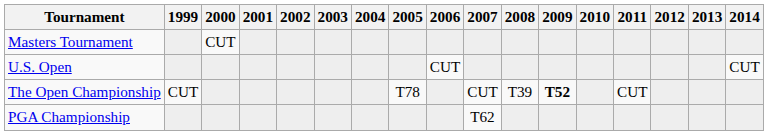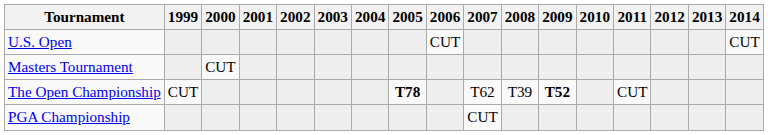rows swapped: (70, 42) <-> (40, 67)
(408, 92) normal -> (408, 92) bold
(482, 92) CUT -> (482, 92) T62
(482, 117) T62 -> (482, 117) CUT
